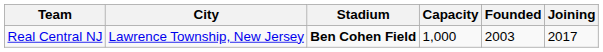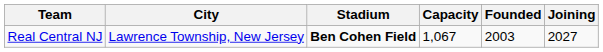(439, 36) 1,000 -> (439, 36) 1,067
(563, 36) 2017 -> (563, 36) 2027
